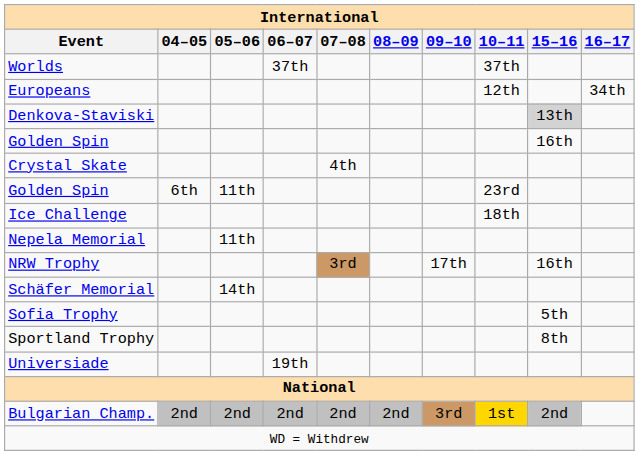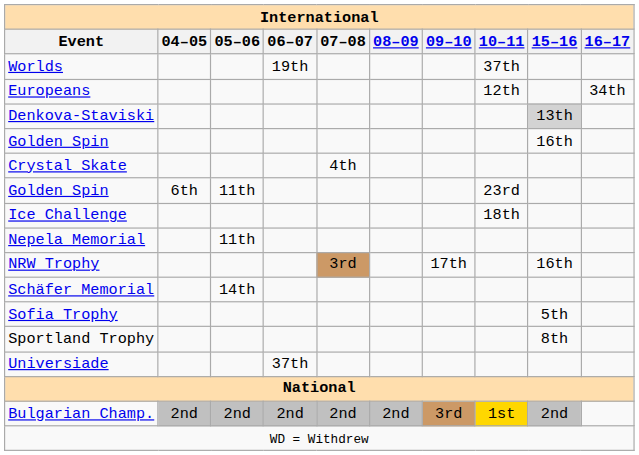(290, 67) 37th -> (290, 67) 19th
(290, 364) 19th -> (290, 364) 37th
